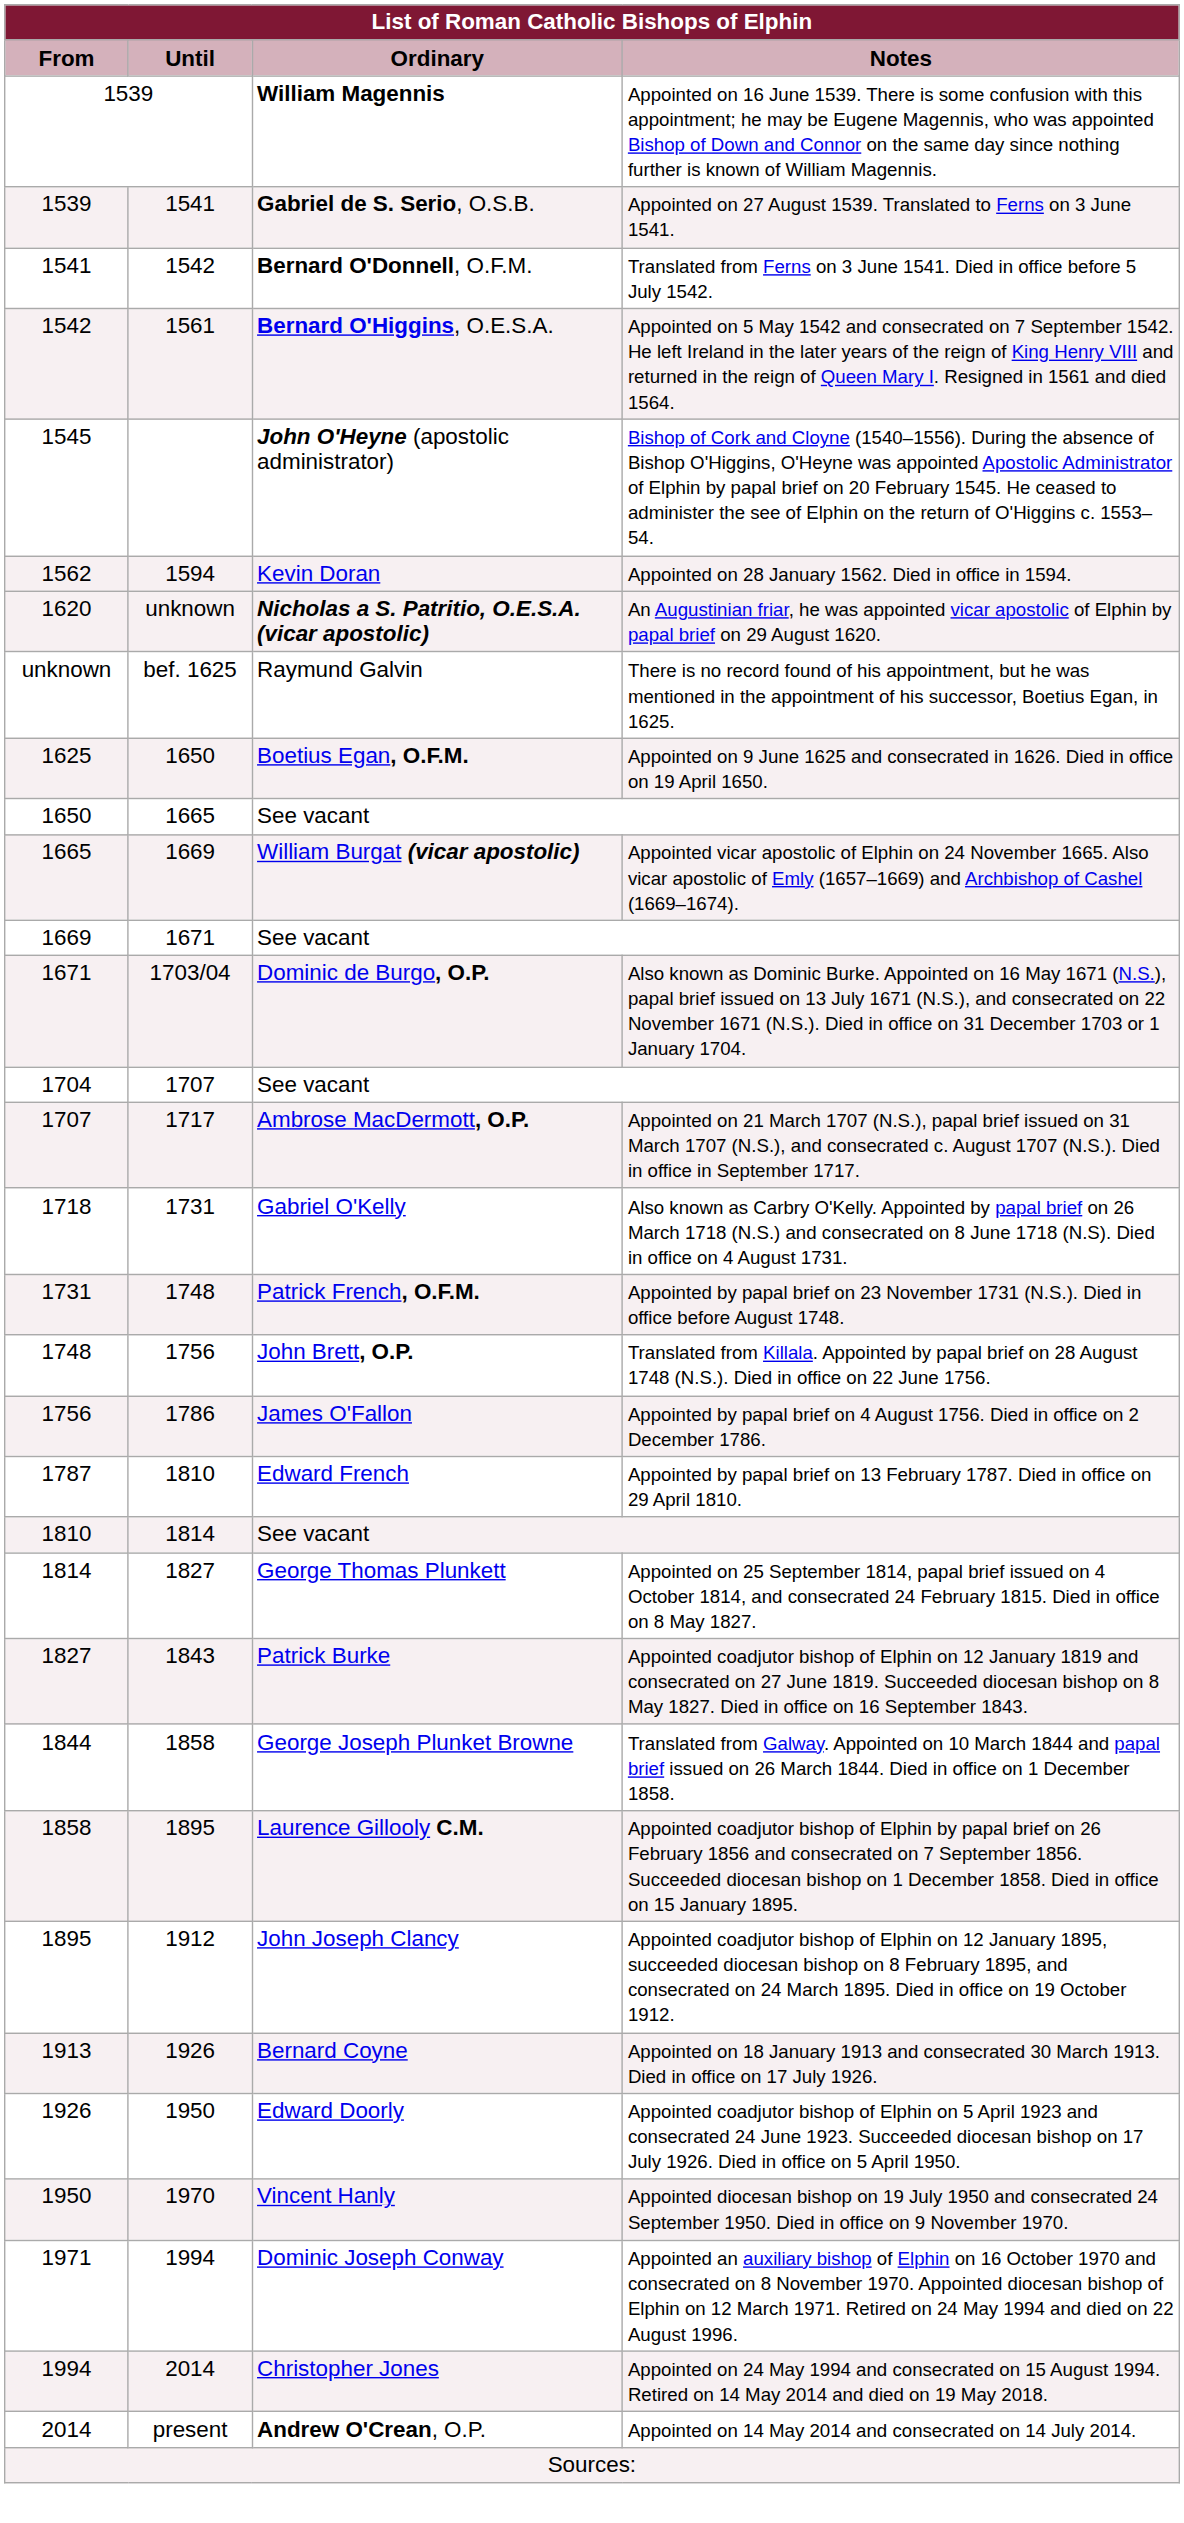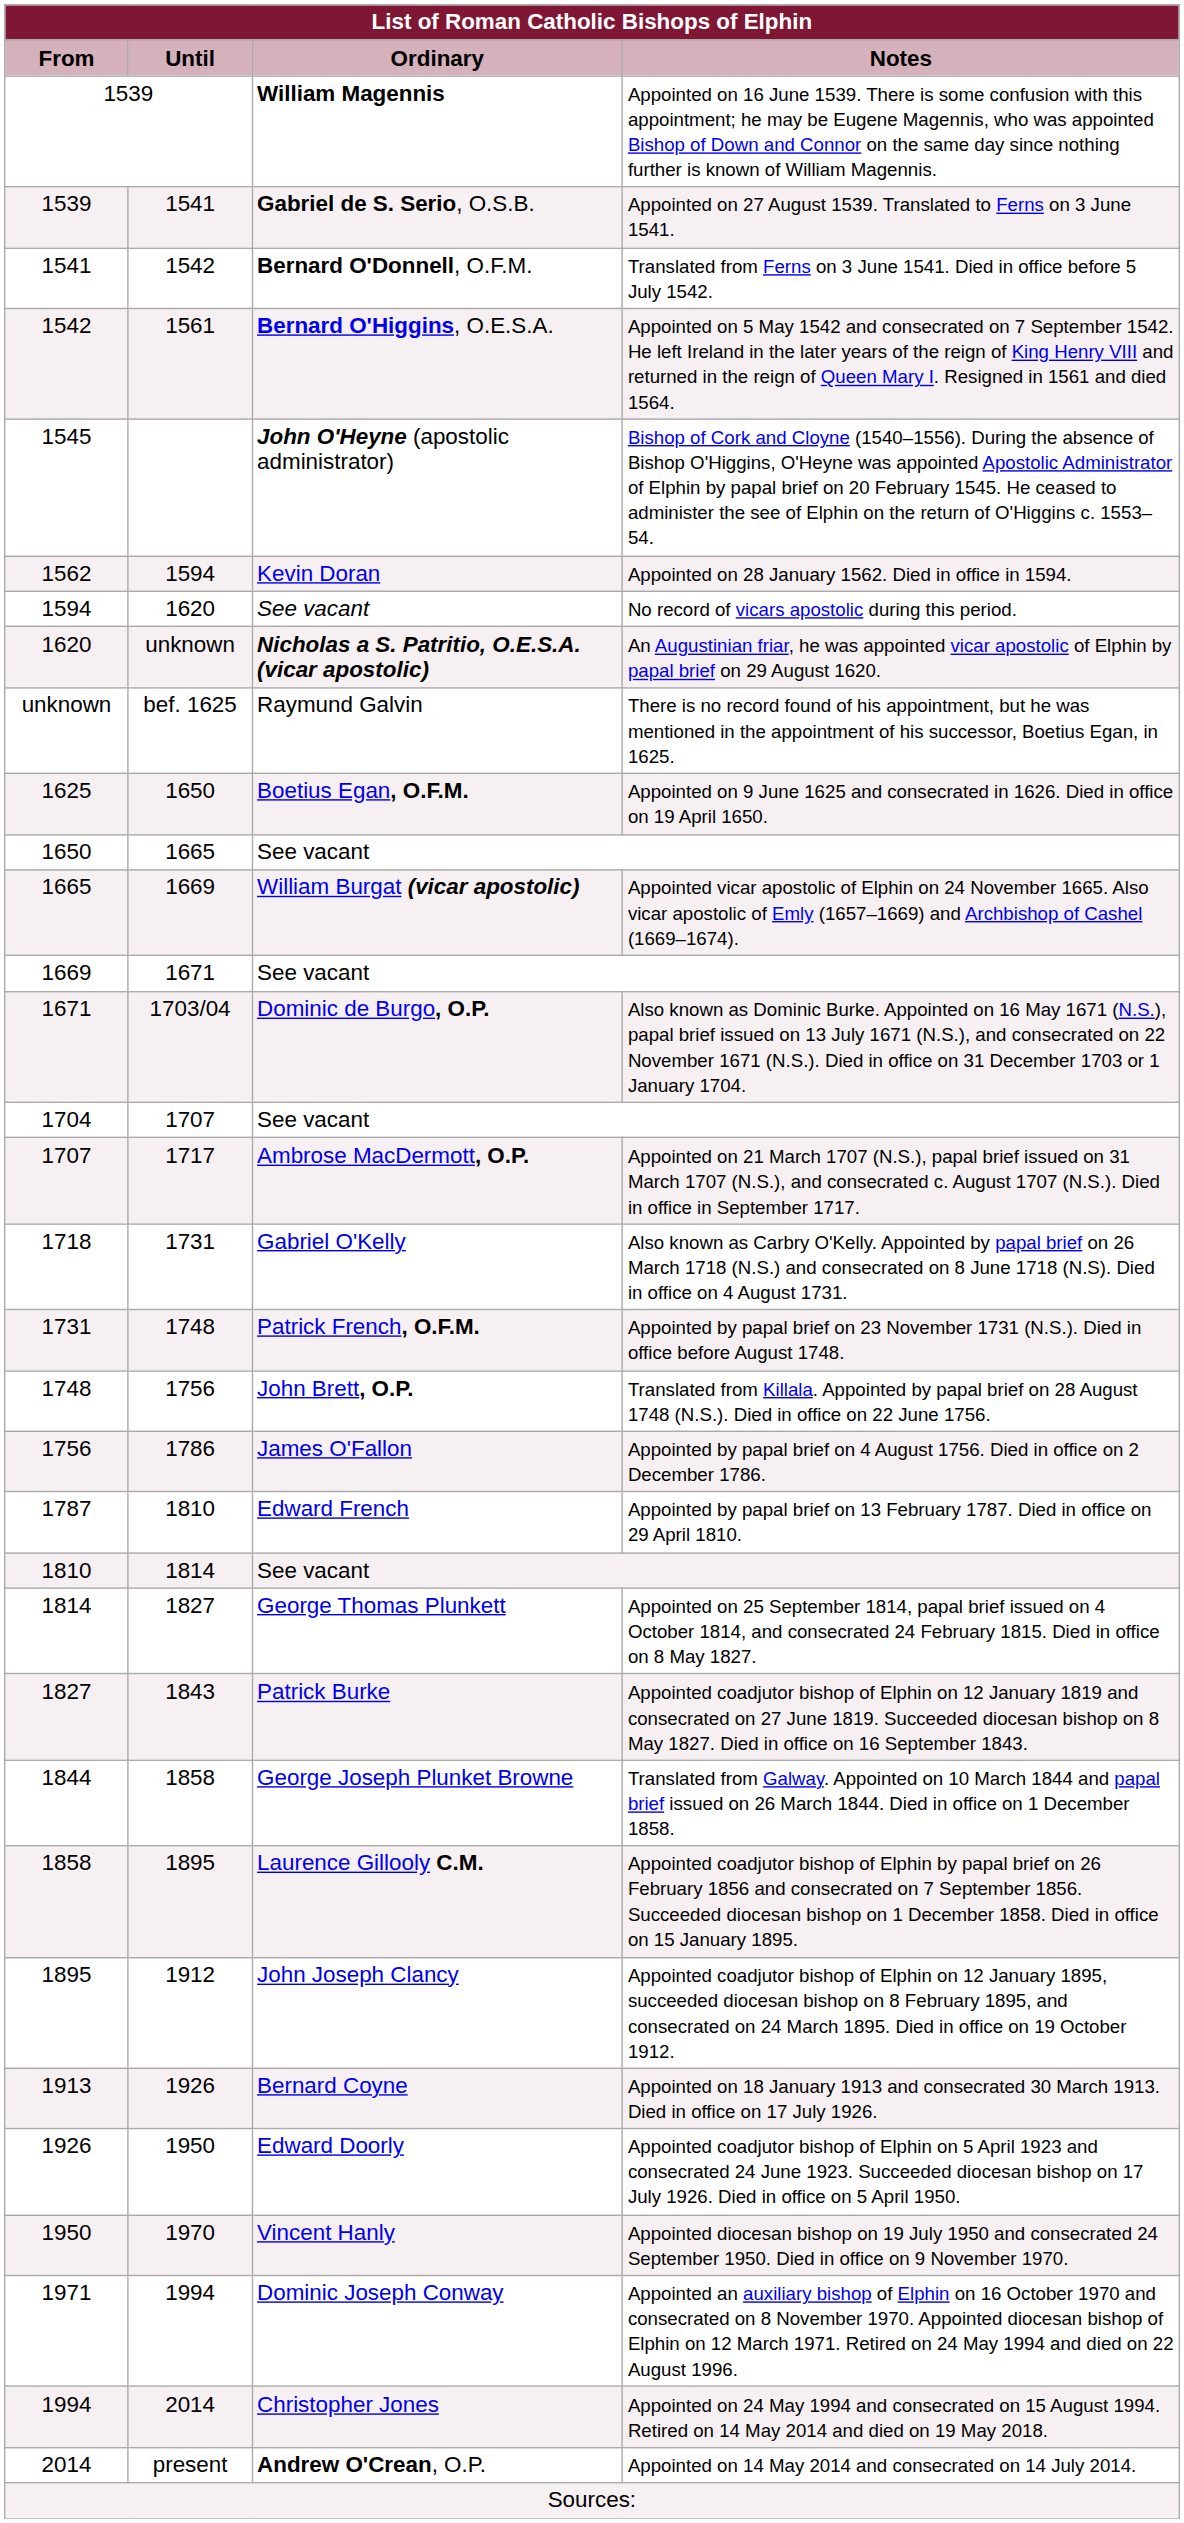+ row: (190, 608)
